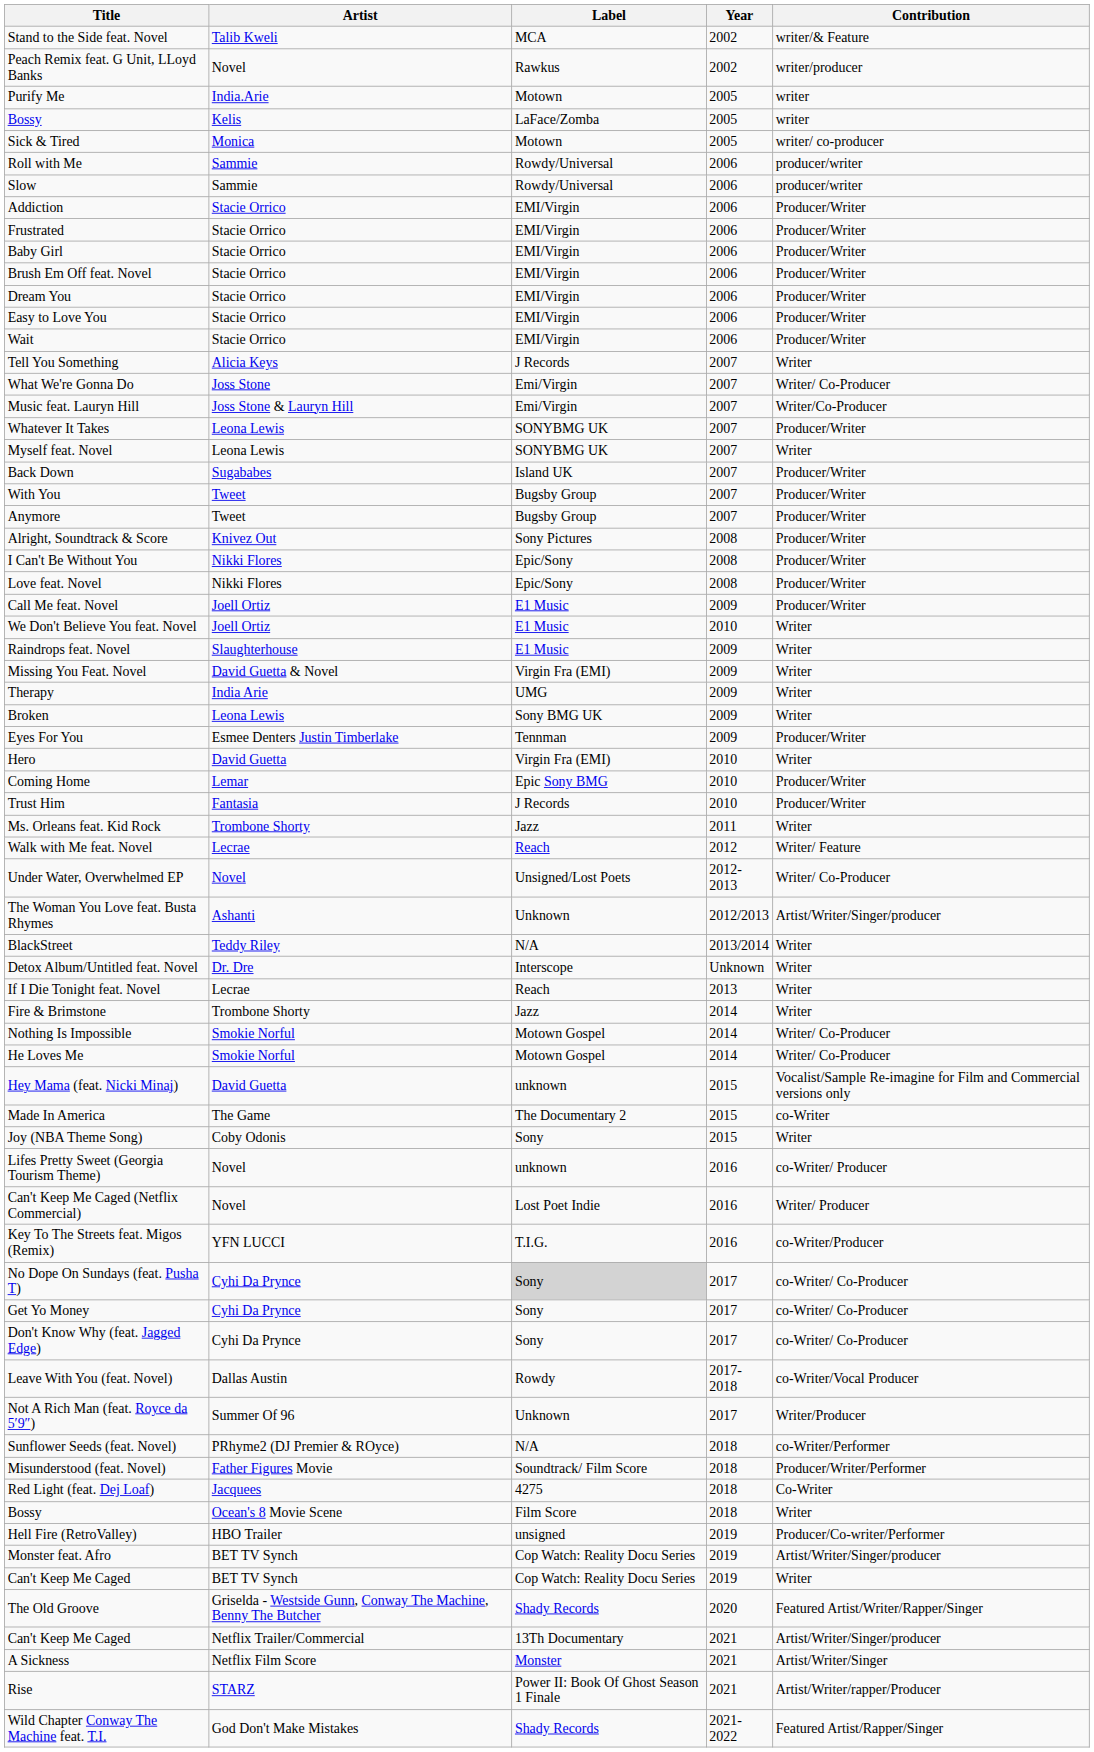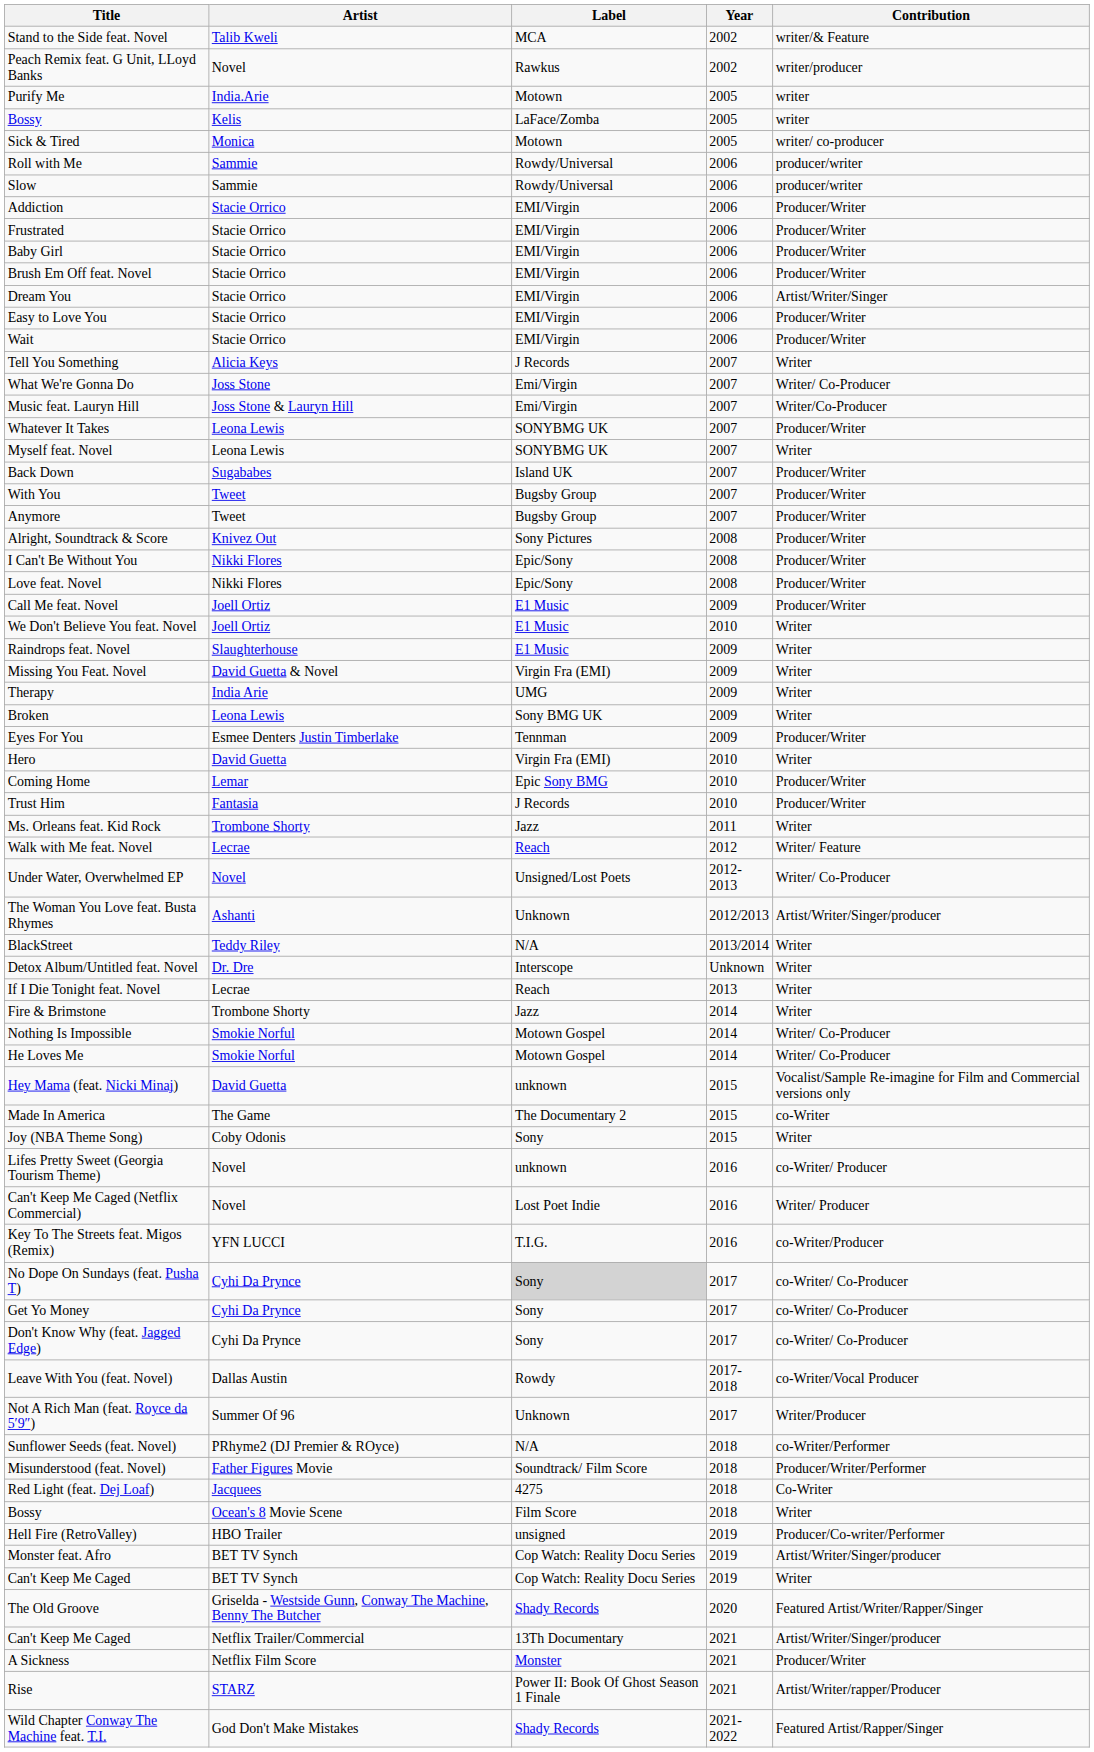(821, 296) Producer/Writer -> (832, 296) Artist/Writer/Singer
(832, 1660) Artist/Writer/Singer -> (821, 1660) Producer/Writer
